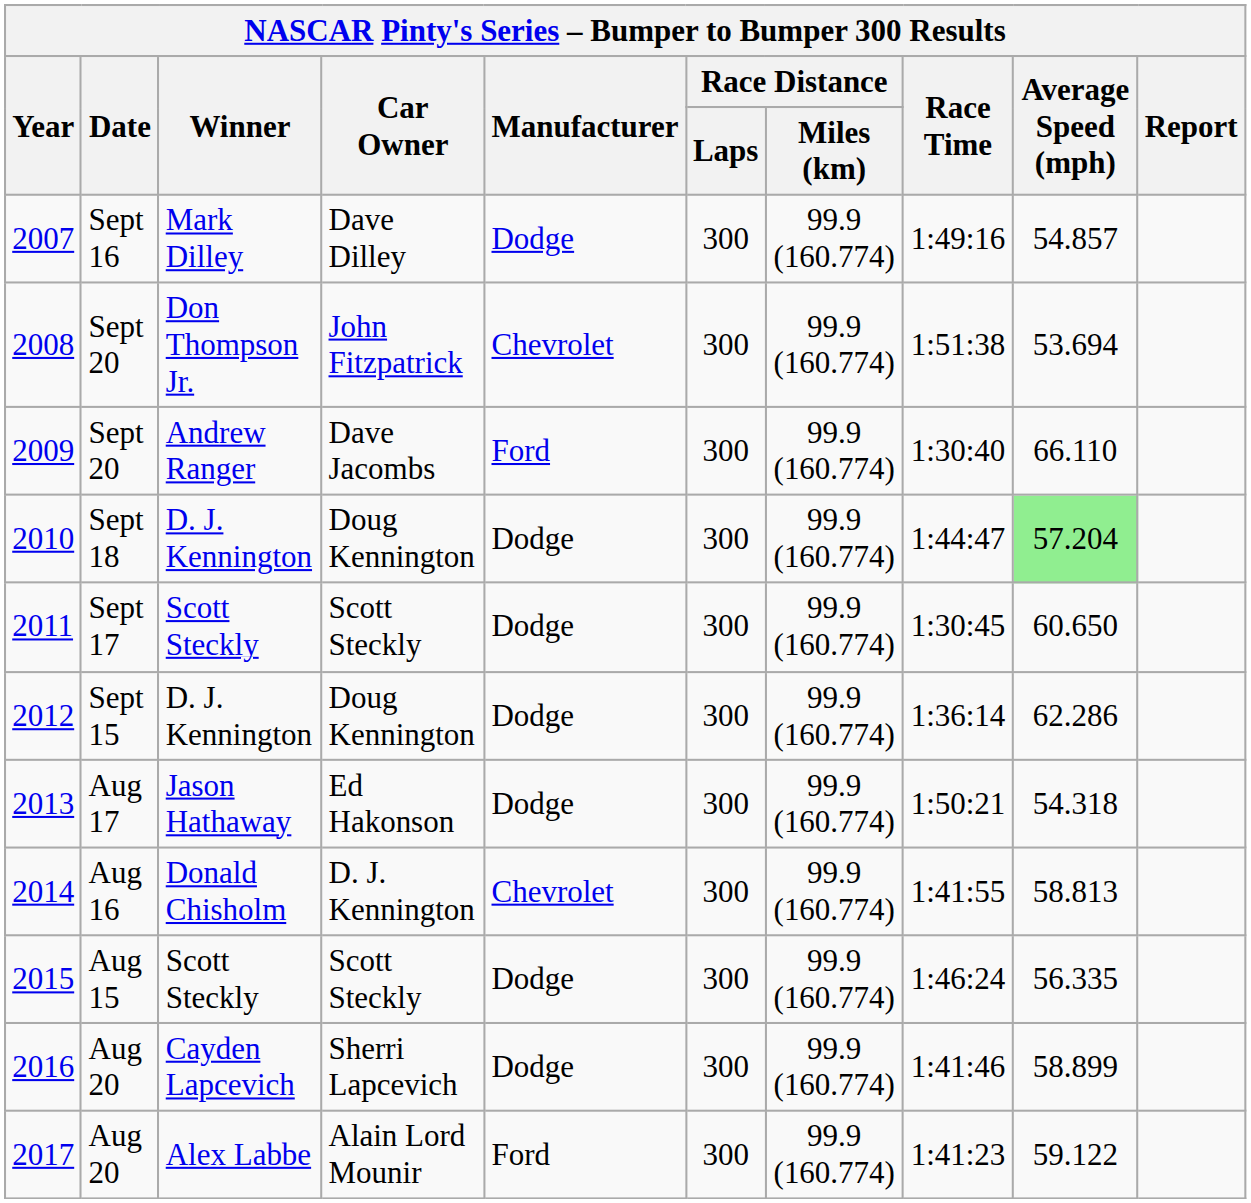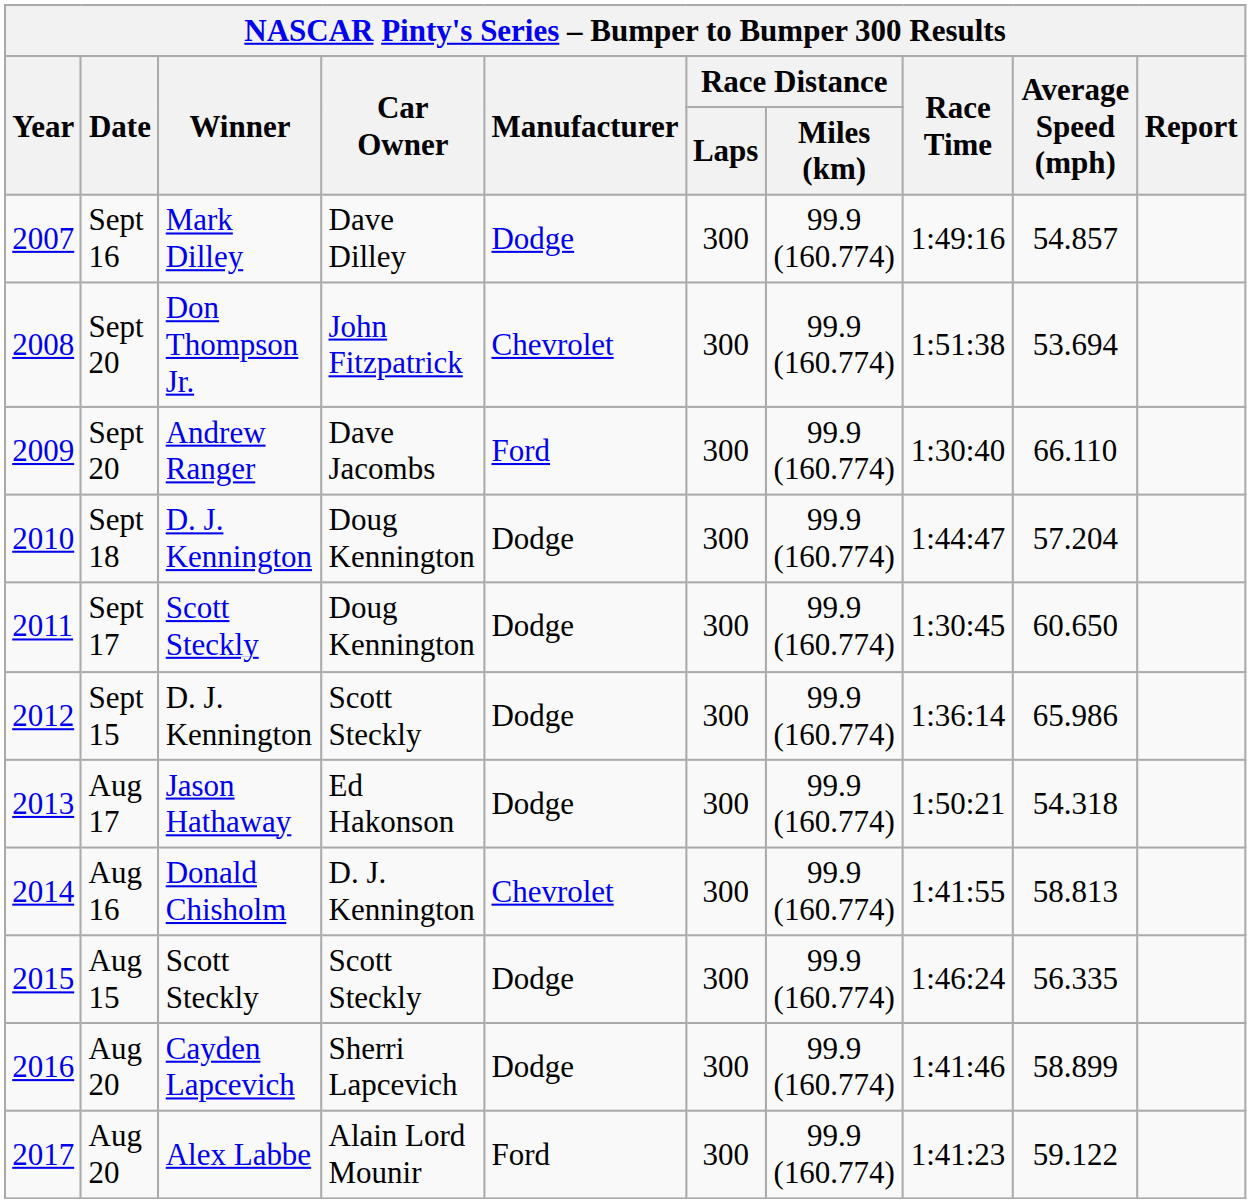(1075, 538) lightgreen background -> (1075, 538) no background
(375, 626) Scott Steckly -> (402, 626) Doug Kennington
(402, 714) Doug Kennington -> (375, 714) Scott Steckly
(1075, 714) 62.286 -> (1075, 714) 65.986
